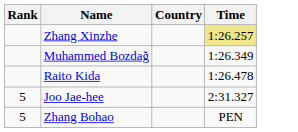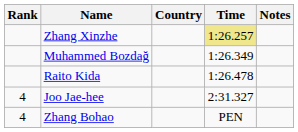+ column: (275, 14)
(23, 96) 5 -> (23, 96) 4
(23, 117) 5 -> (23, 117) 4
